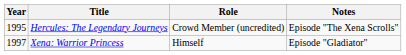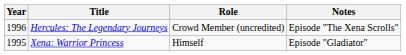(16, 27) 1995 -> (16, 27) 1996
(16, 43) 1997 -> (16, 43) 1995
